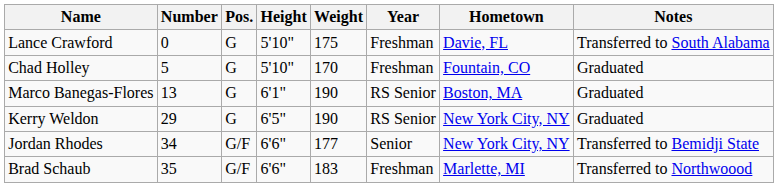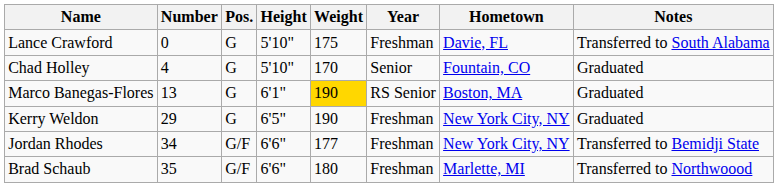(165, 67) 5 -> (165, 67) 4
(402, 67) Freshman -> (391, 67) Senior
(326, 93) no background -> (326, 93) gold background
(403, 118) RS Senior -> (402, 118) Freshman
(391, 144) Senior -> (402, 144) Freshman
(326, 169) 183 -> (326, 169) 180
